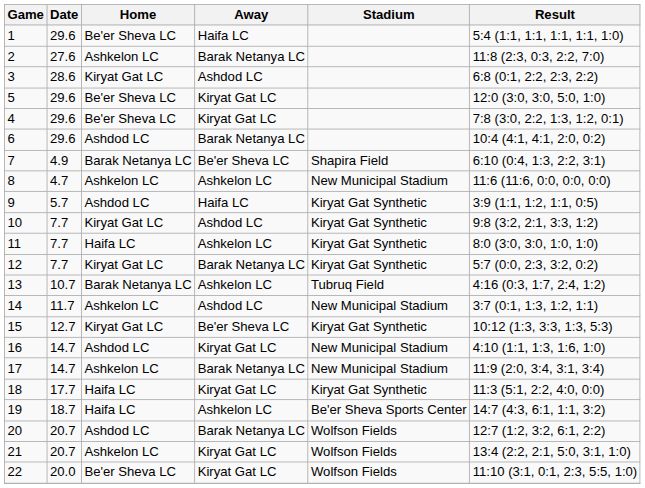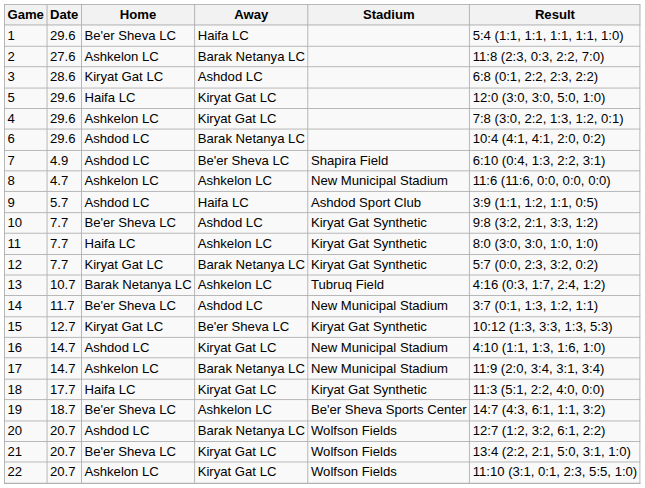(130, 98) Be'er Sheva LC -> (110, 98) Haifa LC
(130, 118) Be'er Sheva LC -> (122, 118) Ashkelon LC
(138, 160) Barak Netanya LC -> (117, 160) Ashdod LC
(369, 202) Kiryat Gat Synthetic -> (366, 202) Ashdod Sport Club
(124, 222) Kiryat Gat LC -> (130, 222) Be'er Sheva LC
(122, 306) Ashkelon LC -> (130, 306) Be'er Sheva LC
(110, 410) Haifa LC -> (130, 410) Be'er Sheva LC
(122, 451) Ashkelon LC -> (130, 451) Be'er Sheva LC
(63, 472) 20.0 -> (63, 472) 20.7
(130, 472) Be'er Sheva LC -> (122, 472) Ashkelon LC
